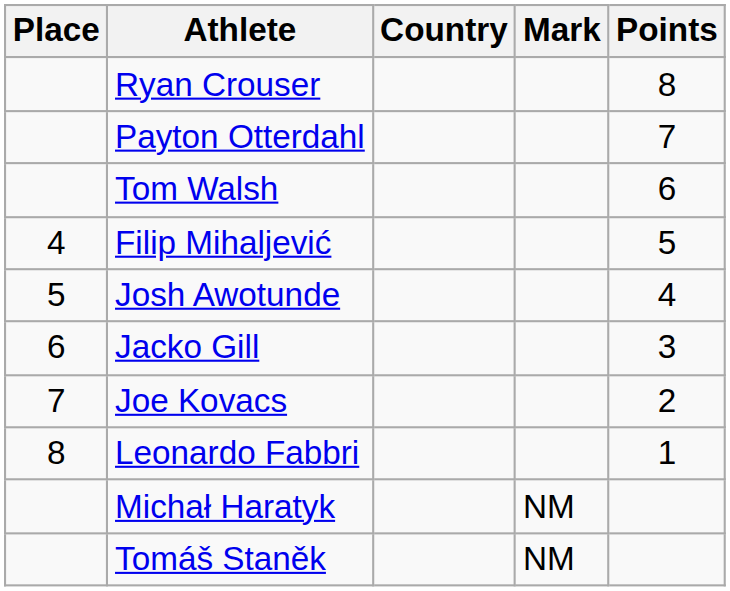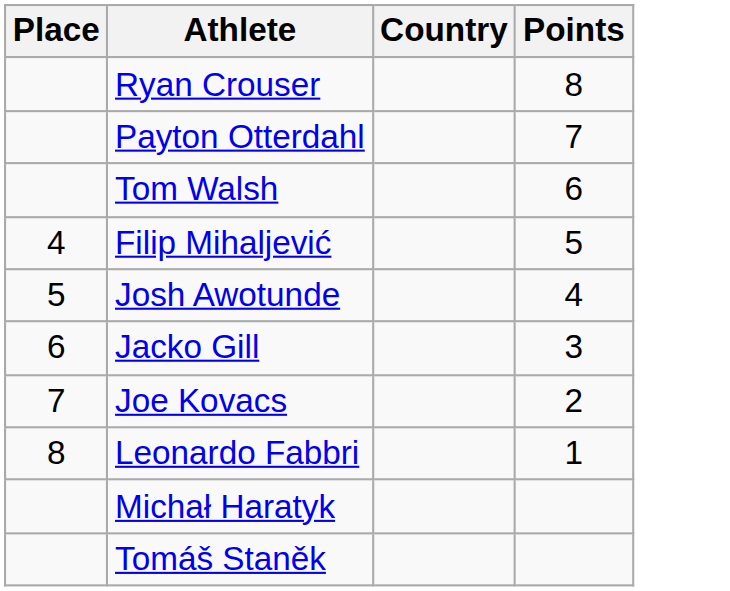- column: (562, 30)
